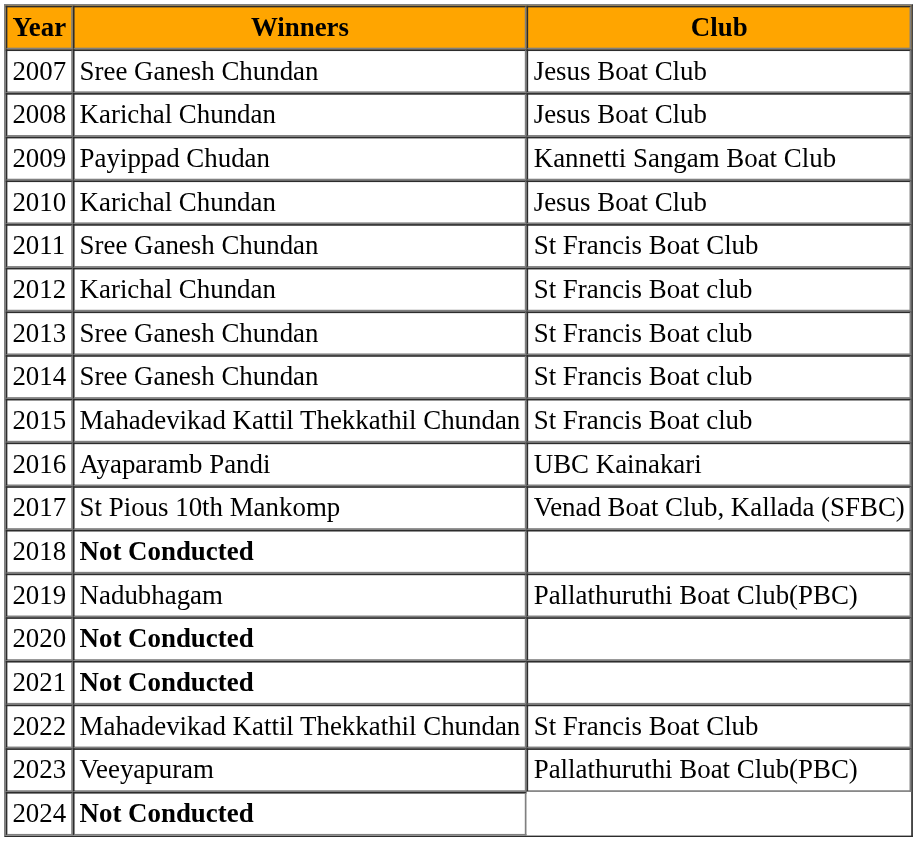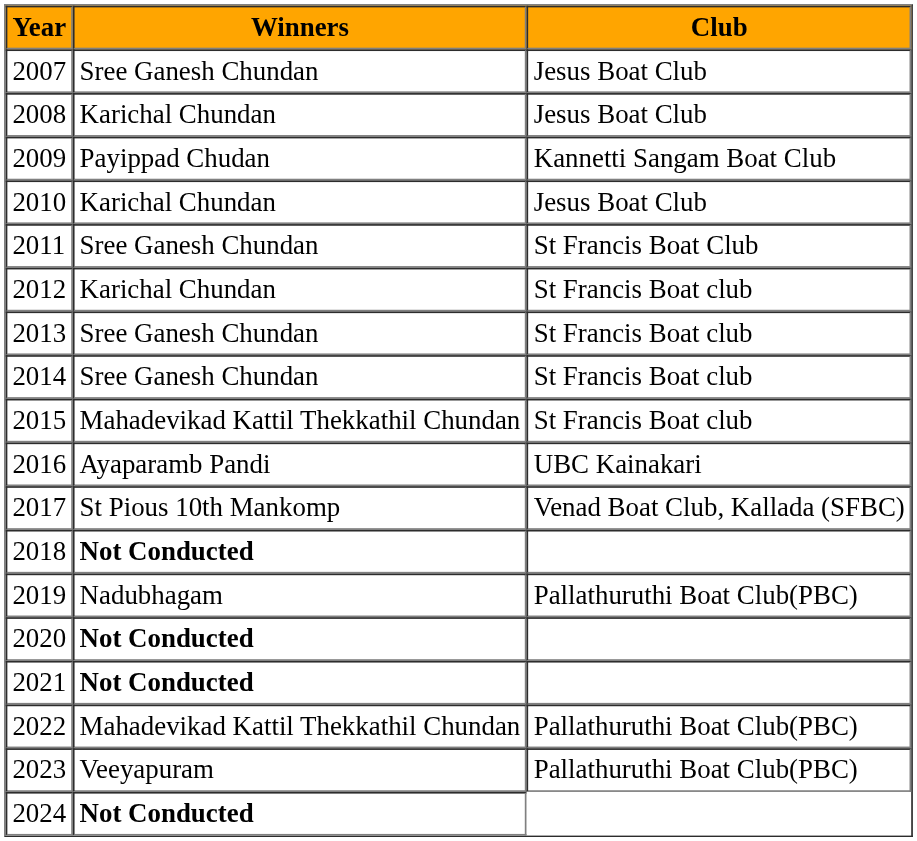(646, 726) St Francis Boat Club -> (696, 726) Pallathuruthi Boat Club(PBC)
